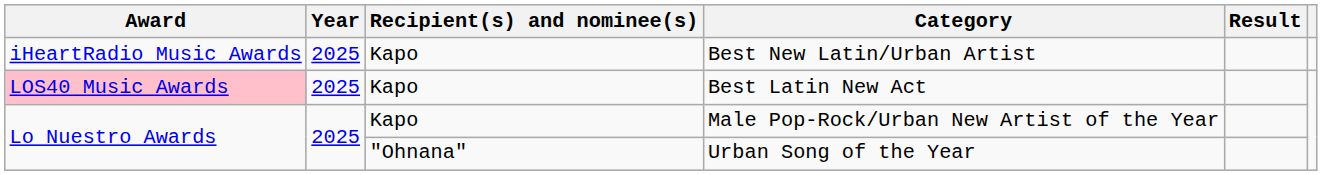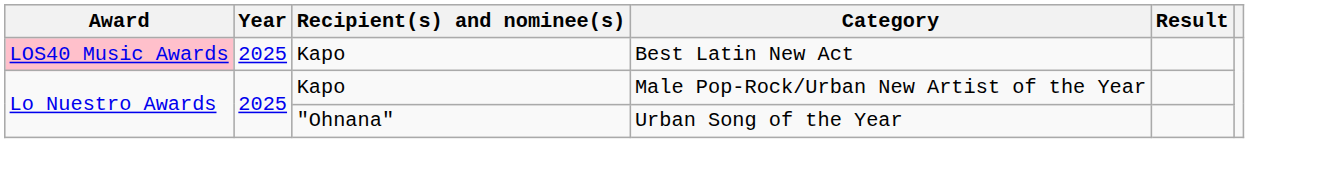- row: (872, 54)
